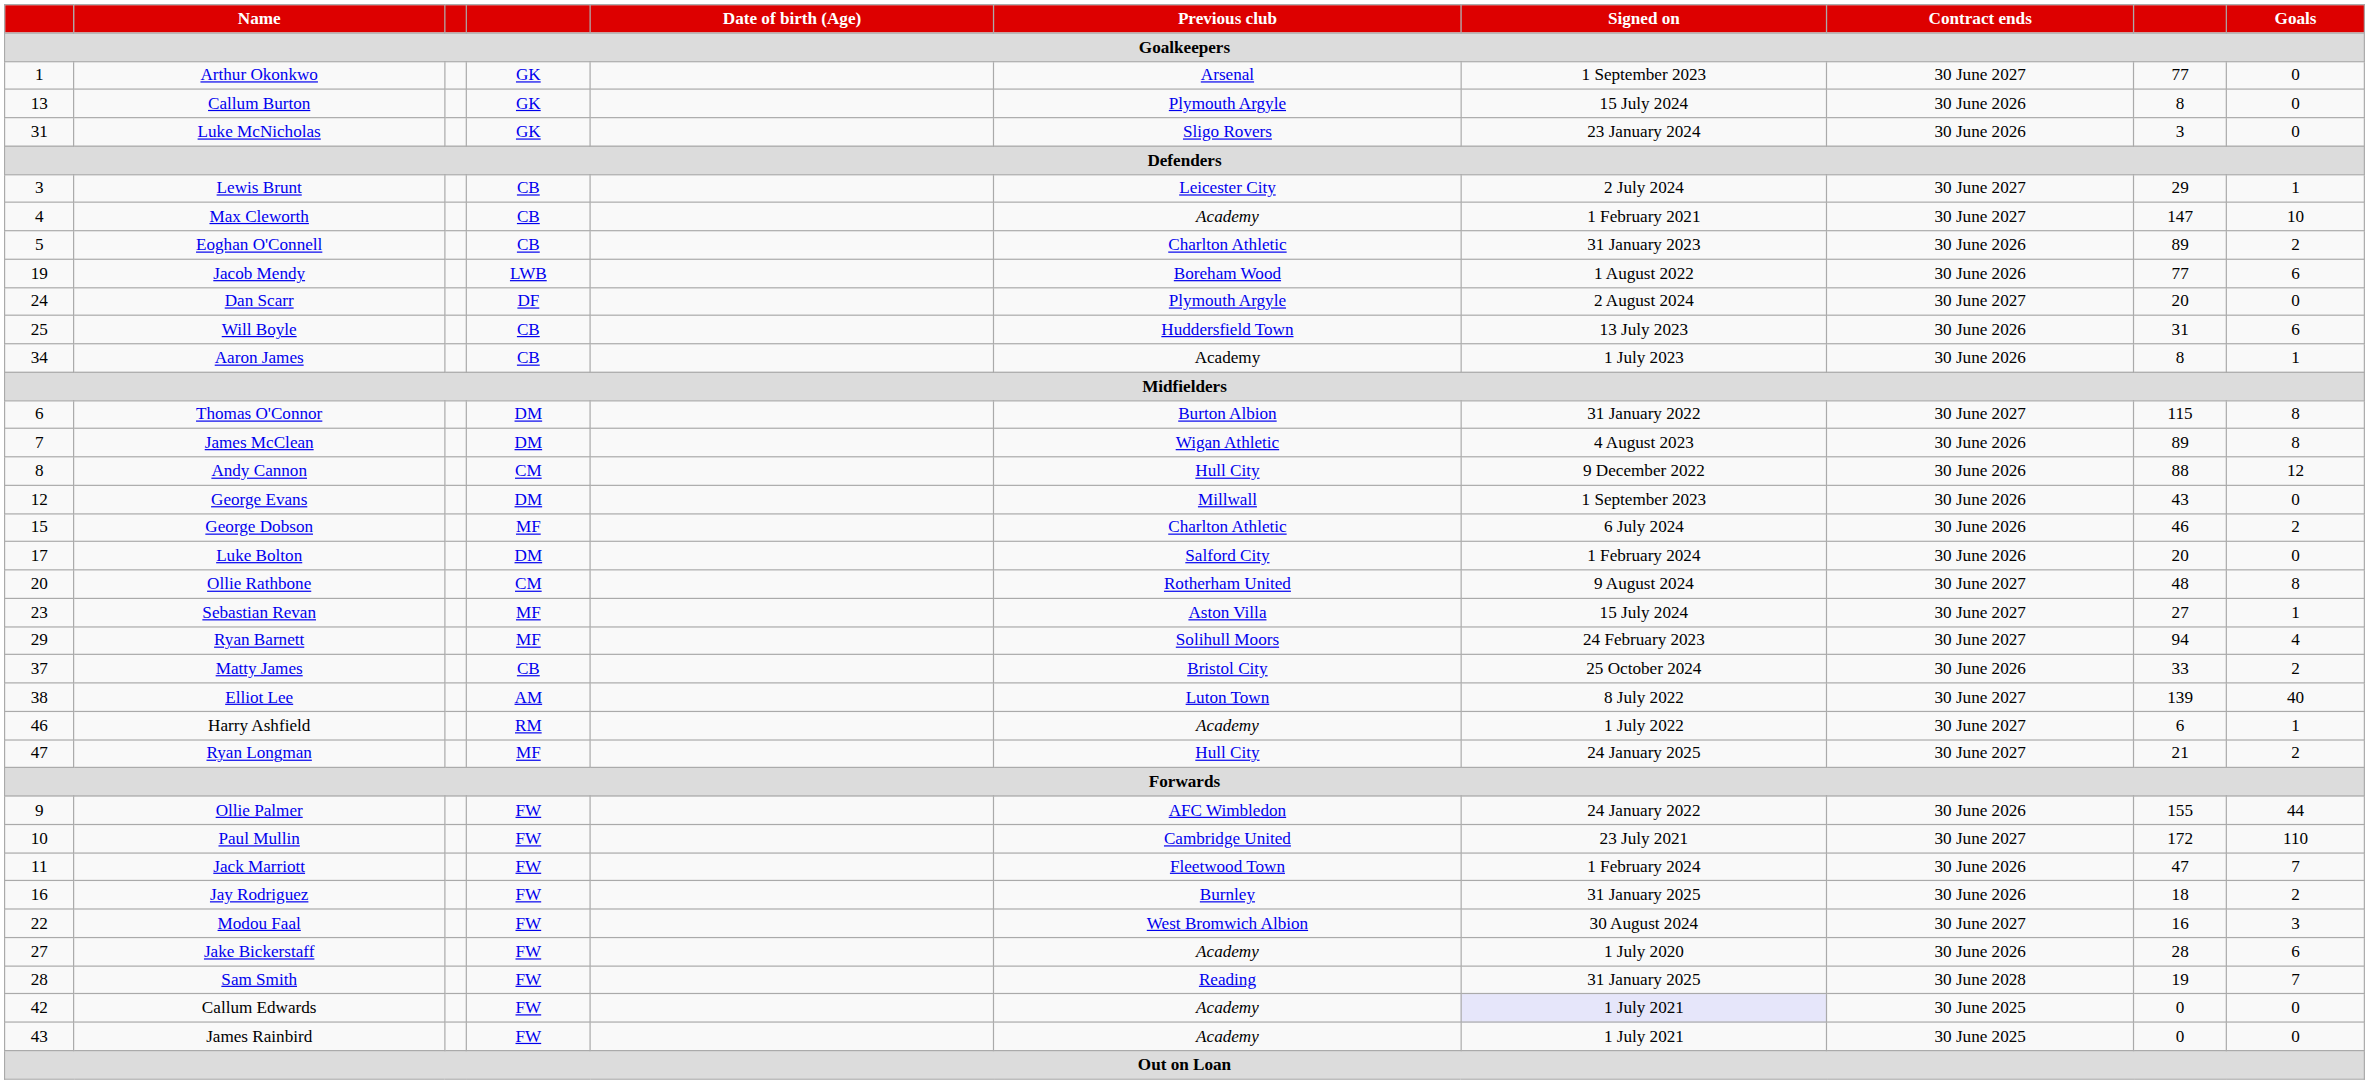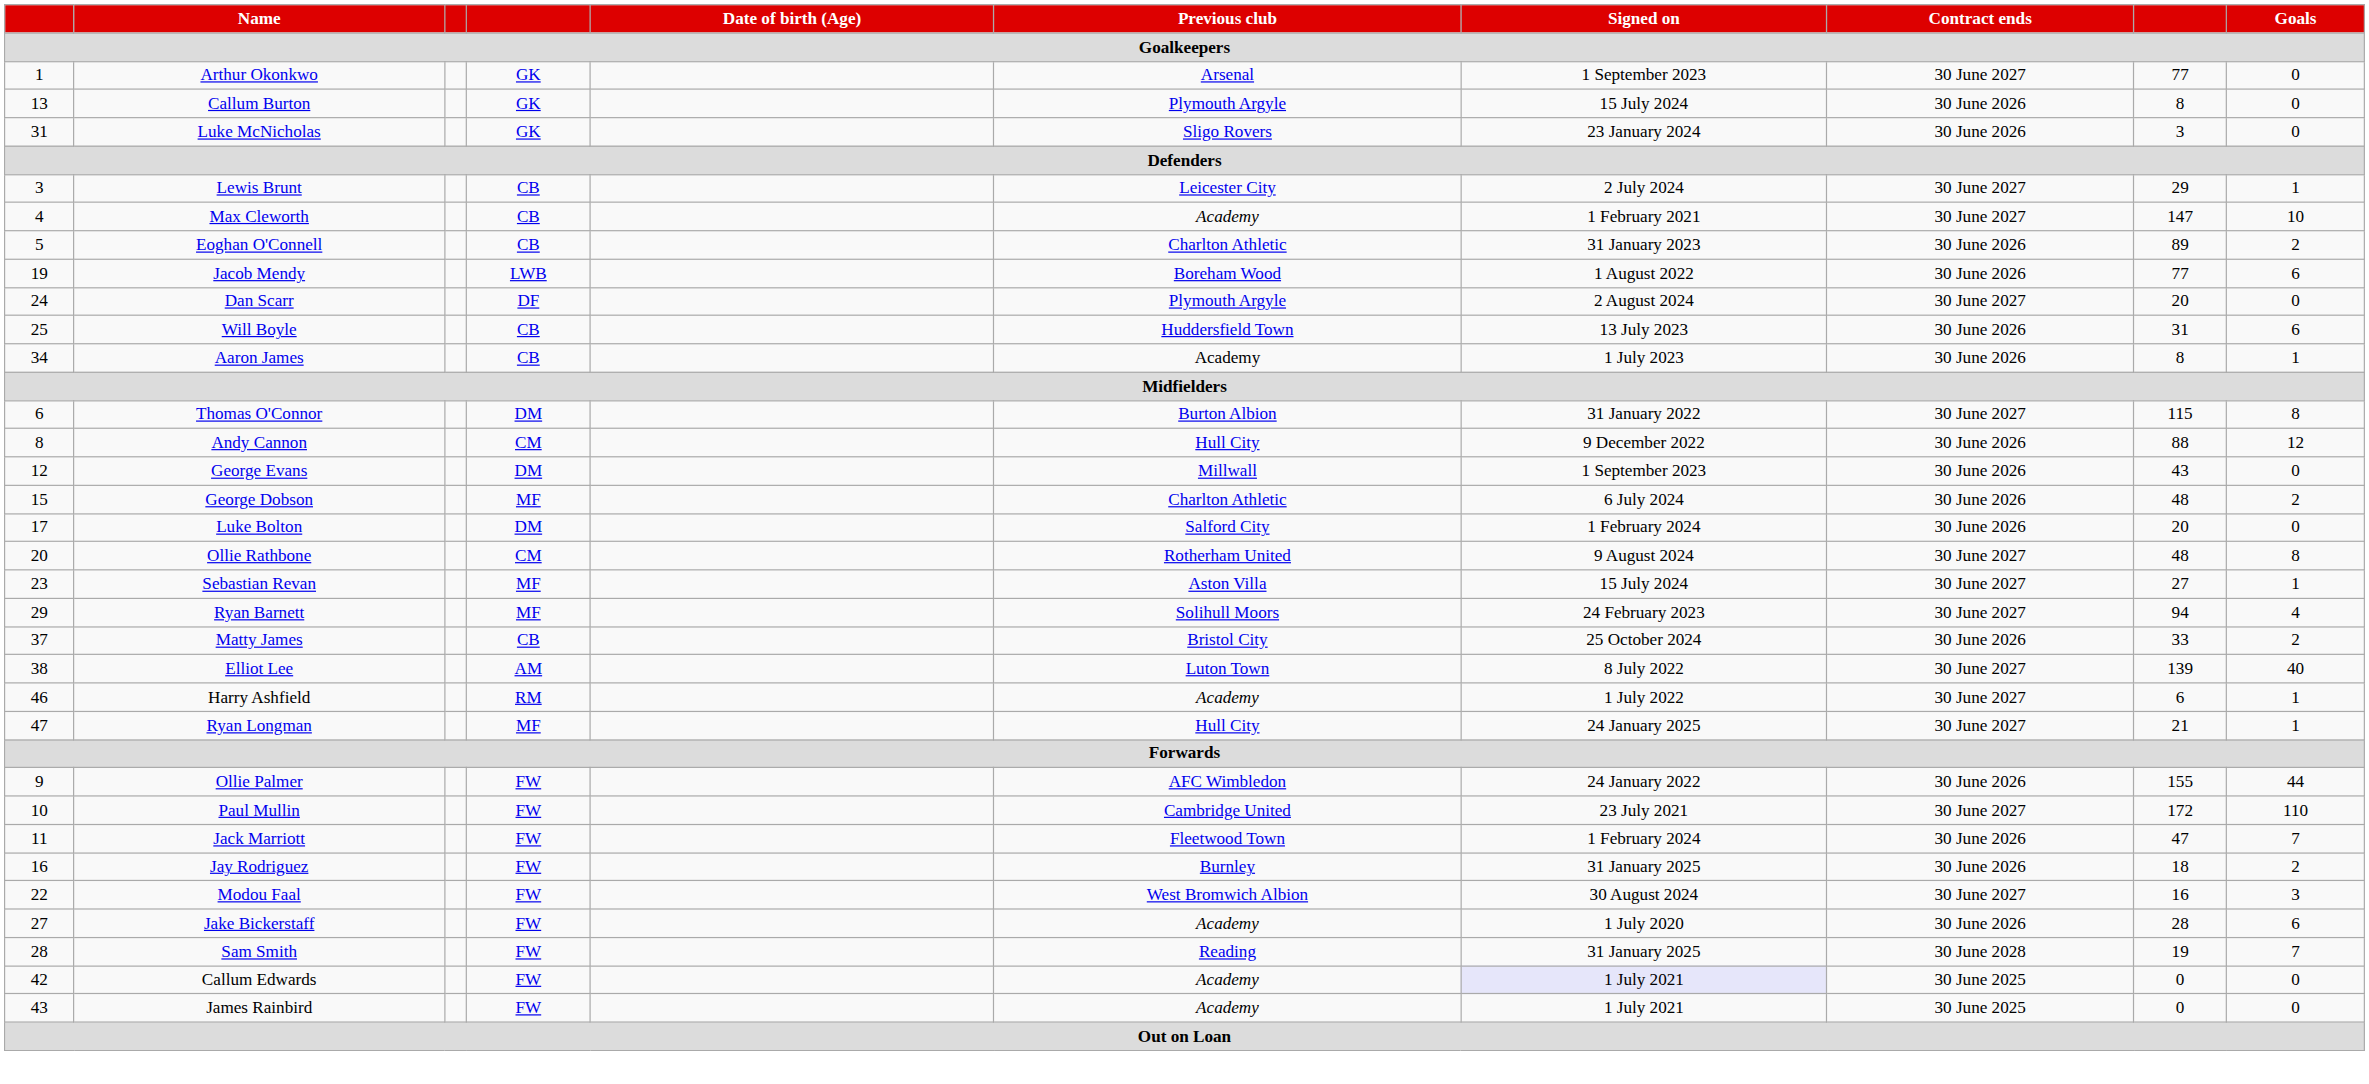- row: (259, 442)
(2180, 527) 46 -> (2180, 499) 48
(2296, 753) 2 -> (2296, 725) 1
